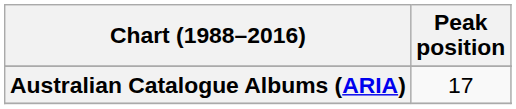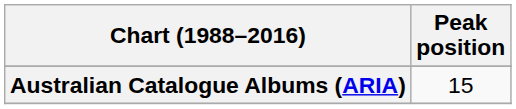(461, 84) 17 -> (461, 84) 15
